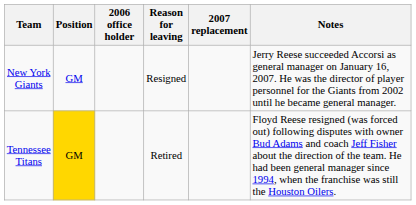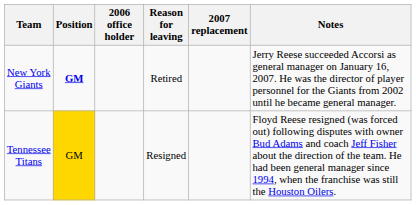(74, 78) normal -> (74, 78) bold
(166, 78) Resigned -> (166, 78) Retired
(166, 155) Retired -> (166, 155) Resigned
